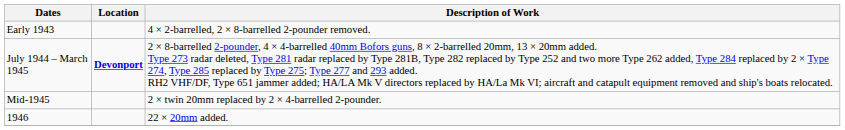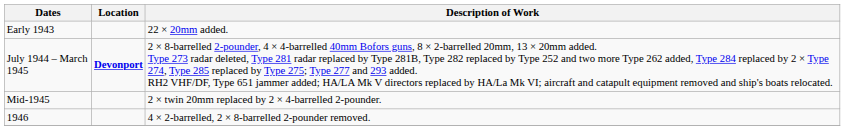(259, 30) 4 × 2-barrelled, 2 × 8-barrelled 2-pounder removed. -> (188, 30) 22 × 20mm added.
(188, 117) 22 × 20mm added. -> (259, 117) 4 × 2-barrelled, 2 × 8-barrelled 2-pounder removed.
